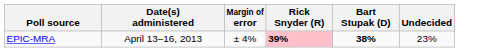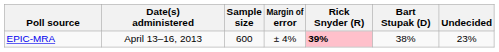+ column: (244, 17)
(366, 39) bold -> (406, 39) normal
